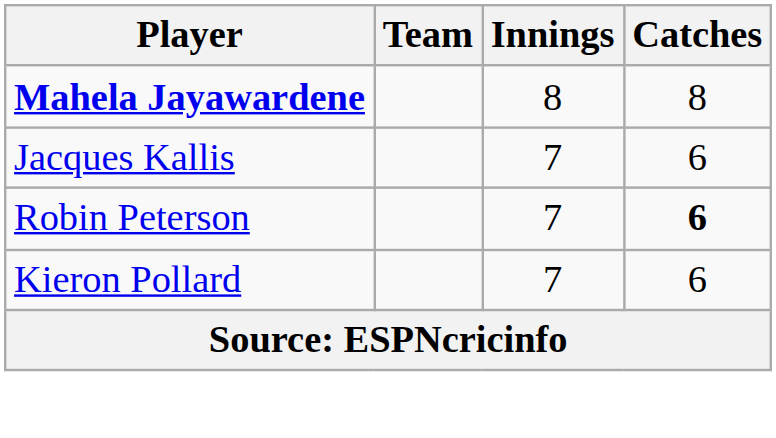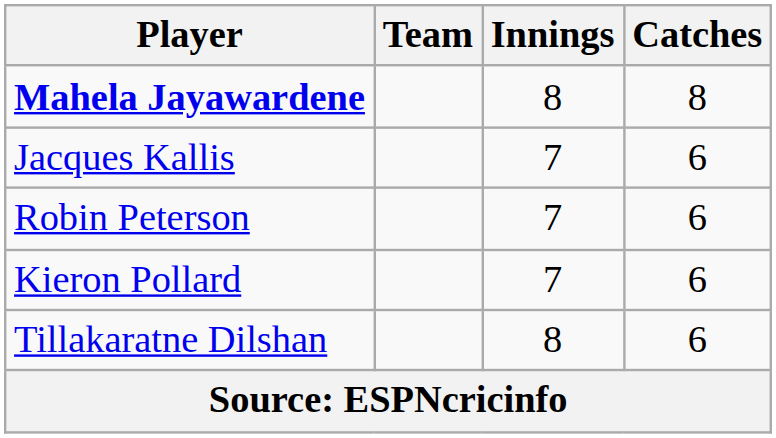(697, 217) bold -> (697, 217) normal
+ row: (171, 339)
